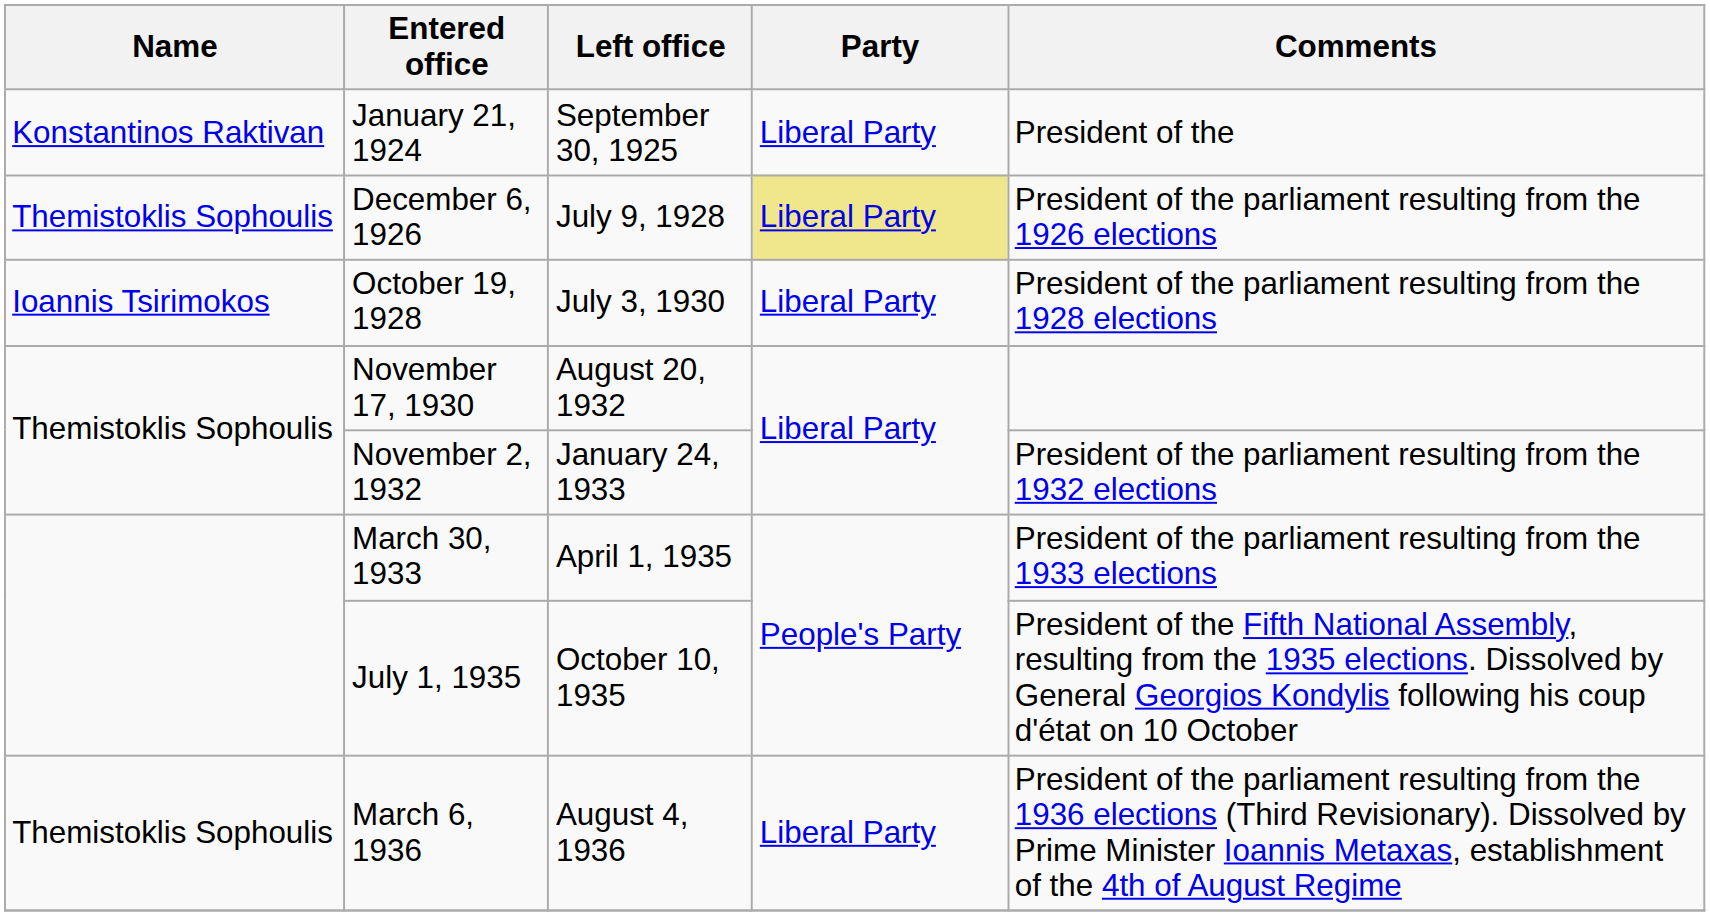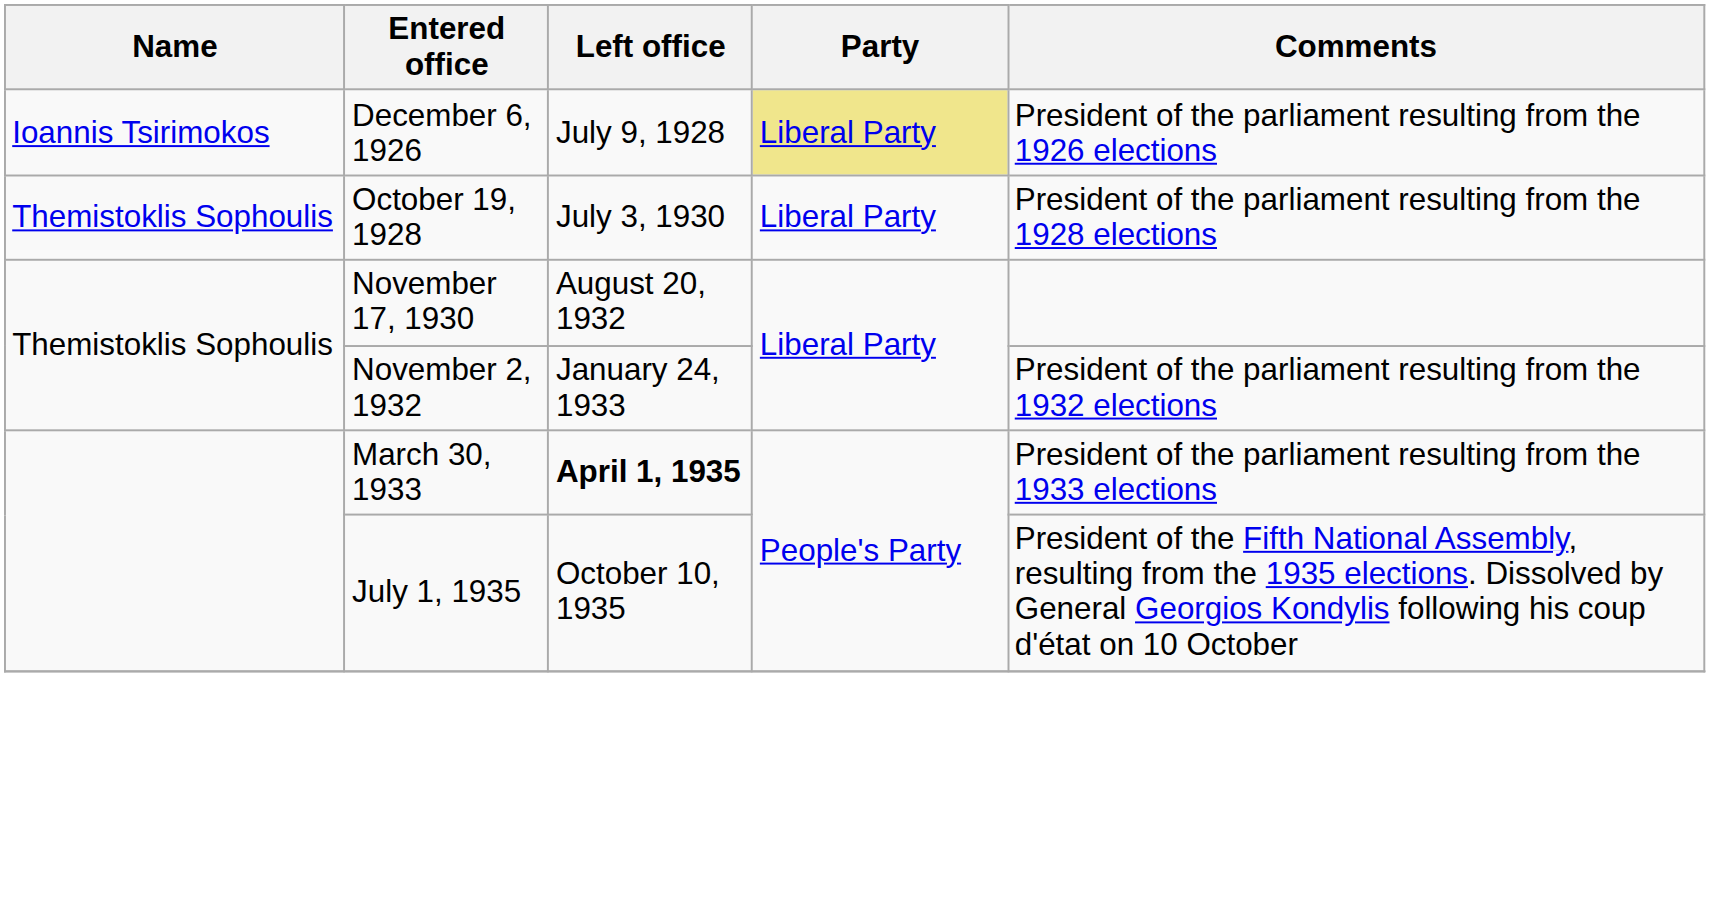- row: (434, 132)
(173, 217) Themistoklis Sophoulis -> (141, 132) Ioannis Tsirimokos
(141, 302) Ioannis Tsirimokos -> (173, 217) Themistoklis Sophoulis
(644, 557) normal -> (648, 472) bold
- row: (413, 832)
